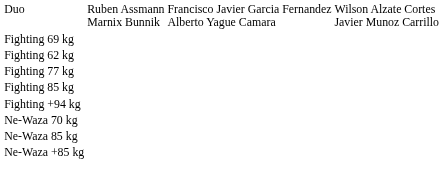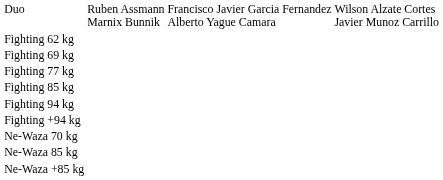rows swapped: (39, 55) <-> (39, 38)
+ row: (39, 104)
